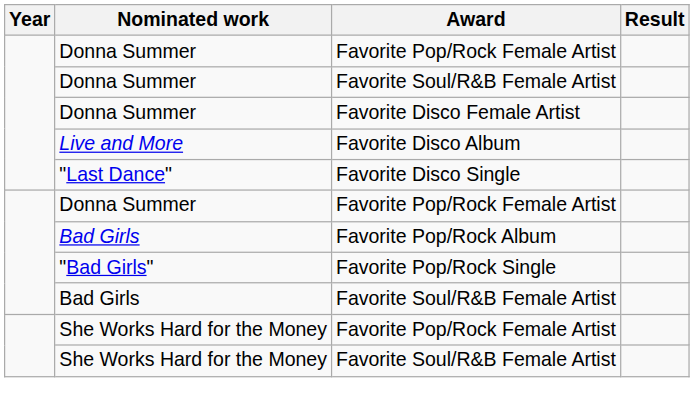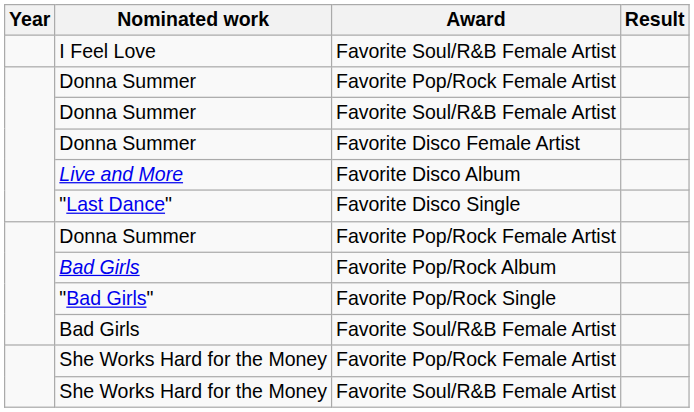+ row: (108, 50)
